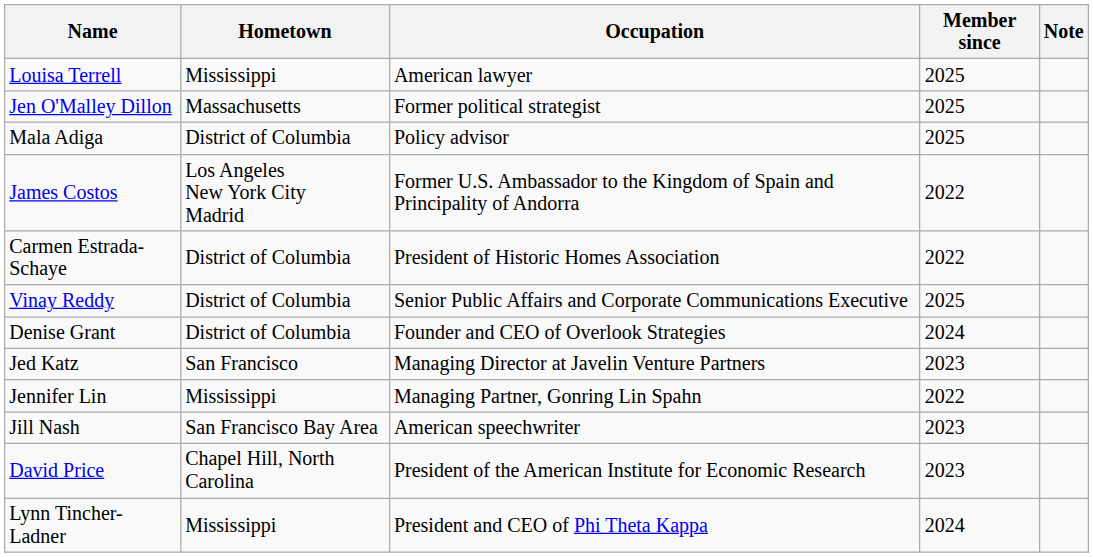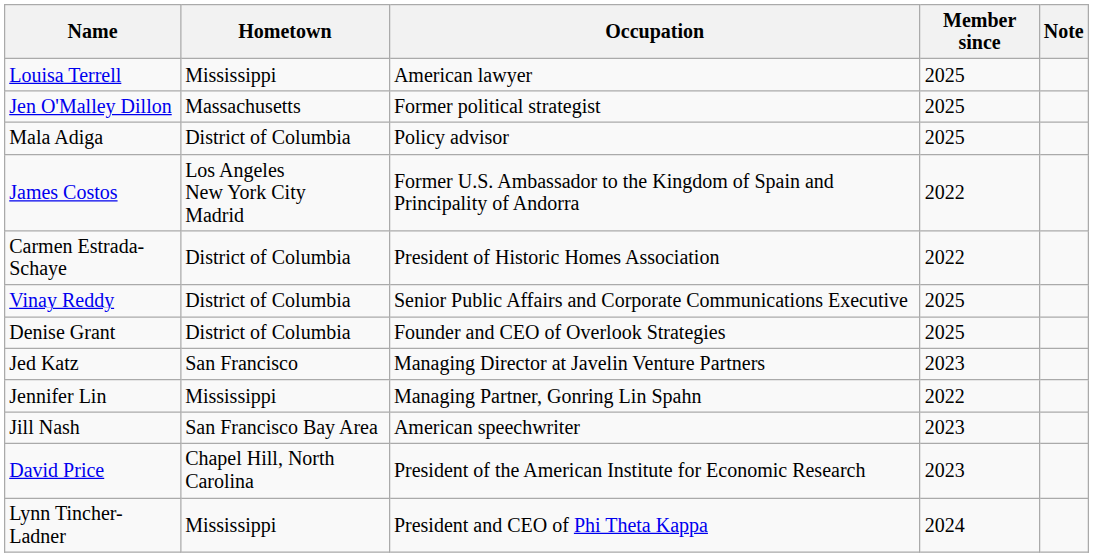(945, 332) 2024 -> (945, 332) 2025
